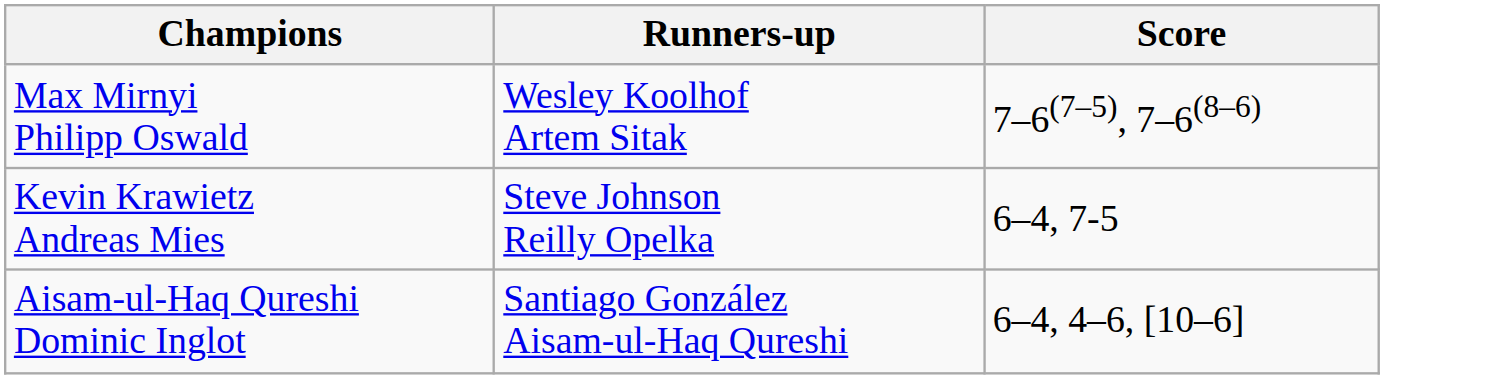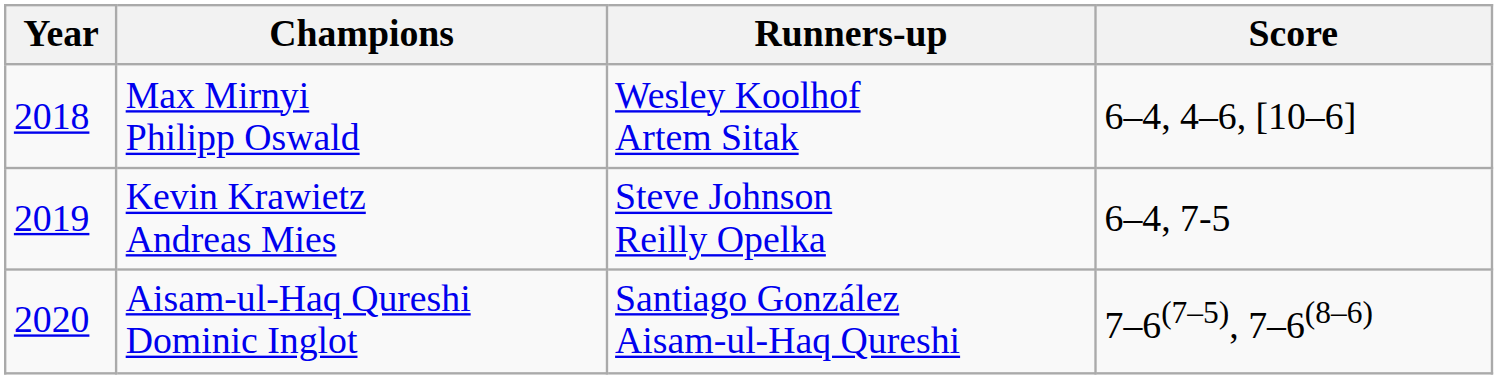+ column: (61, 34)
(1127, 115) 7–6(7–5), 7–6(8–6) -> (1230, 115) 6–4, 4–6, [10–6]
(1119, 320) 6–4, 4–6, [10–6] -> (1239, 320) 7–6(7–5), 7–6(8–6)
